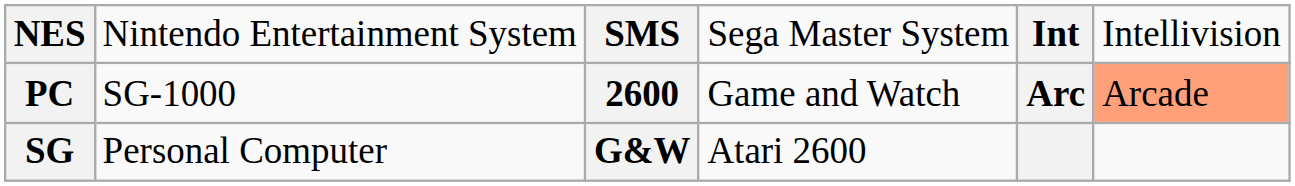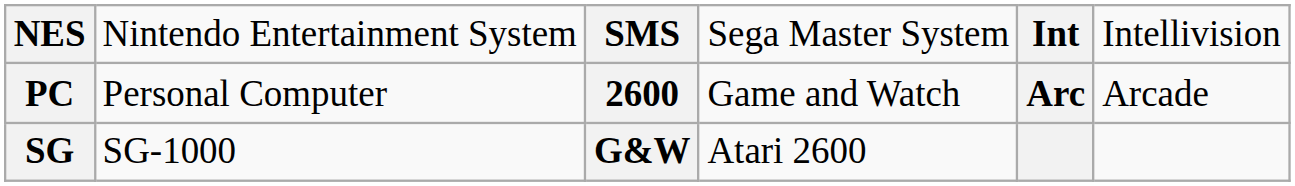(169, 92) SG-1000 -> (245, 92) Personal Computer
(1155, 92) lightsalmon background -> (1155, 92) no background
(245, 151) Personal Computer -> (169, 151) SG-1000
